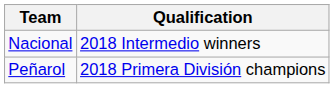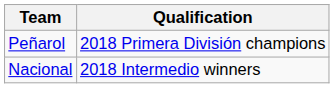rows swapped: (40, 43) <-> (37, 69)
